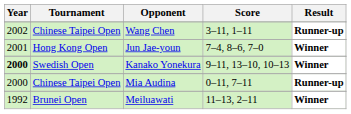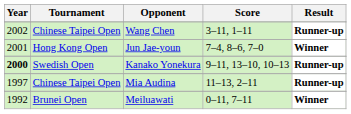(311, 65) Winner -> (319, 65) Runner-up
(17, 82) 2000 -> (17, 82) 1997
(229, 82) 0–11, 7–11 -> (232, 82) 11–13, 2–11
(232, 100) 11–13, 2–11 -> (229, 100) 0–11, 7–11
